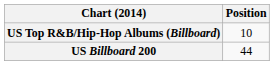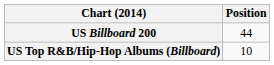rows swapped: (114, 51) <-> (114, 32)
